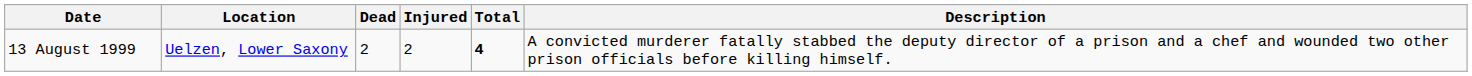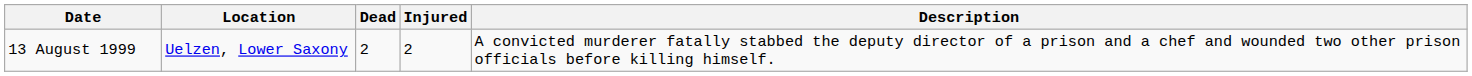- column: (497, 17)
